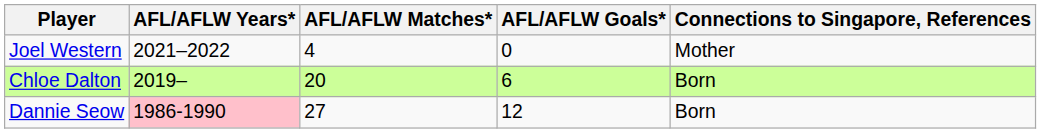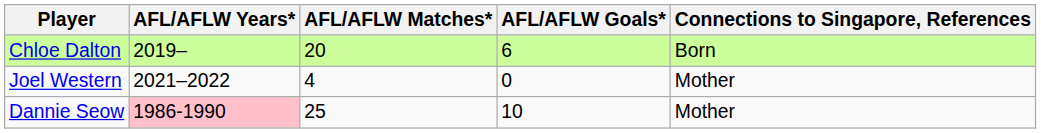rows swapped: (65, 50) <-> (65, 81)
(315, 111) 27 -> (315, 111) 25
(512, 111) 12 -> (512, 111) 10
(695, 111) Born -> (705, 111) Mother
